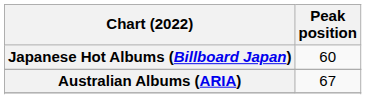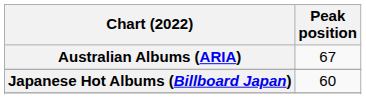rows swapped: (150, 81) <-> (150, 57)
